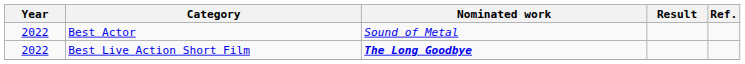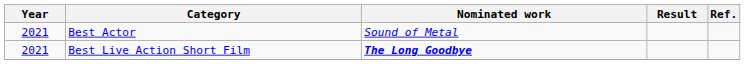(35, 32) 2022 -> (35, 32) 2021
(35, 50) 2022 -> (35, 50) 2021
